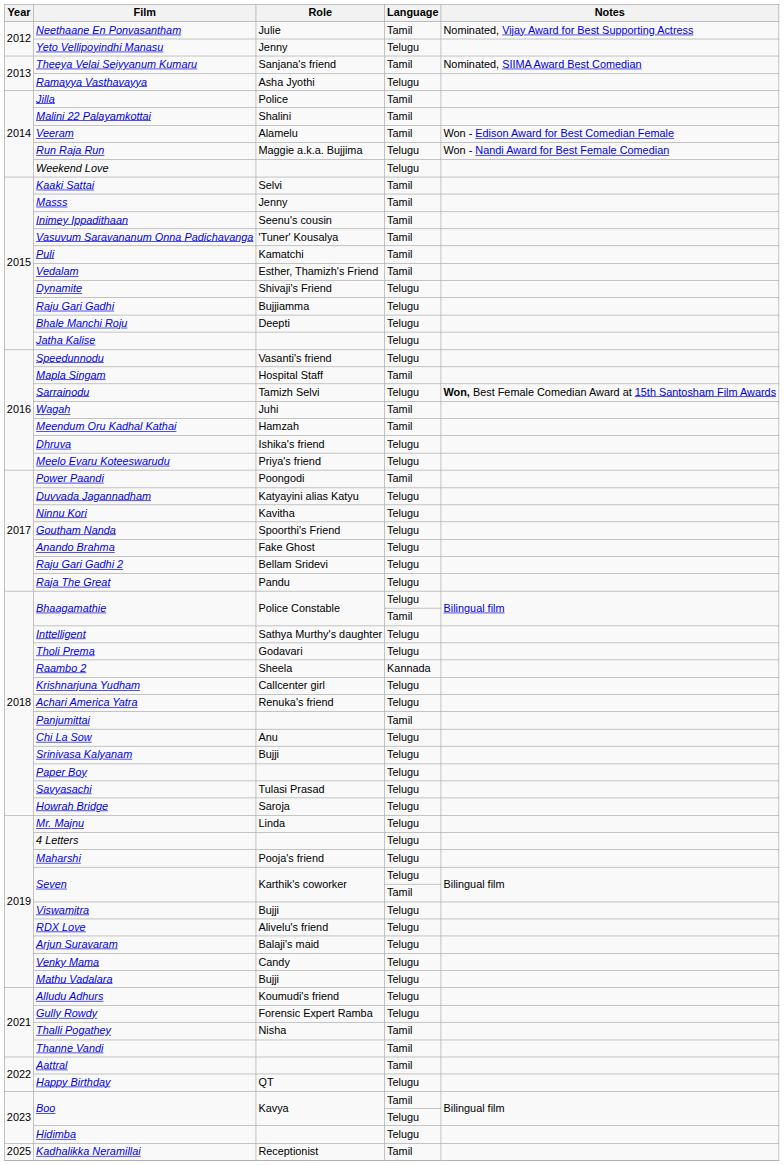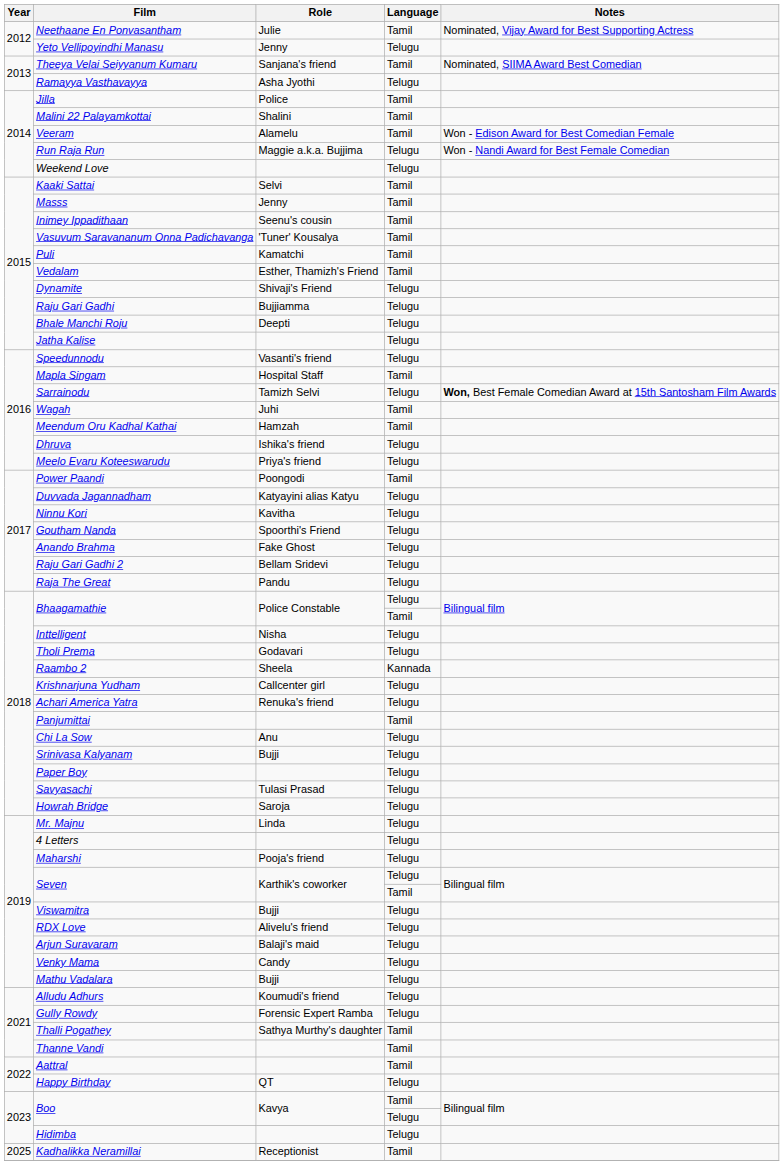(320, 634) Sathya Murthy's daughter -> (272, 634) Nisha
(272, 1031) Nisha -> (320, 1031) Sathya Murthy's daughter
